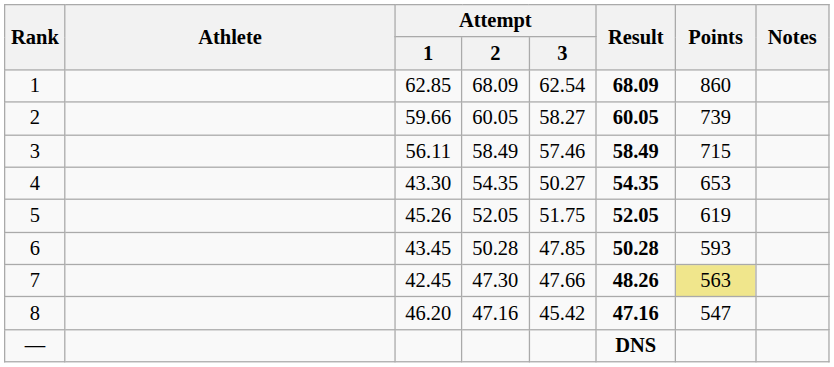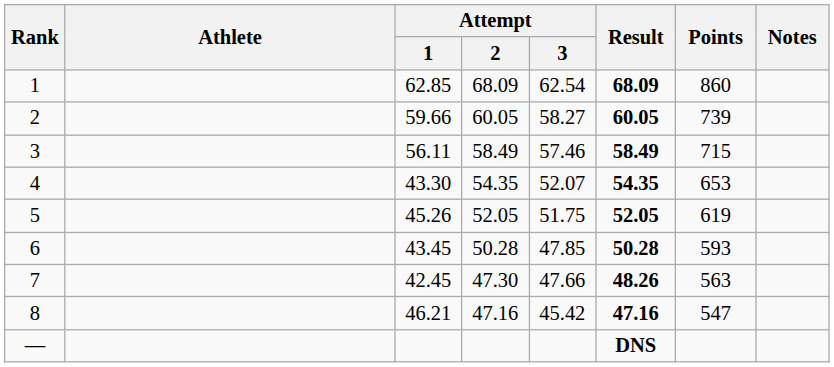(562, 183) 50.27 -> (562, 183) 52.07
(716, 280) khaki background -> (716, 280) no background
(428, 313) 46.20 -> (428, 313) 46.21
